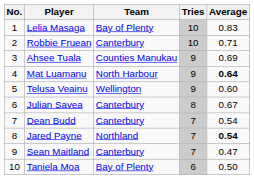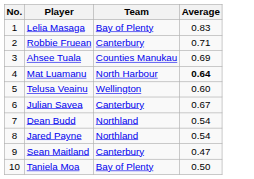- column: (193, 12)
(120, 120) Canterbury -> (117, 120) Northland
(228, 136) bold -> (201, 136) normal
